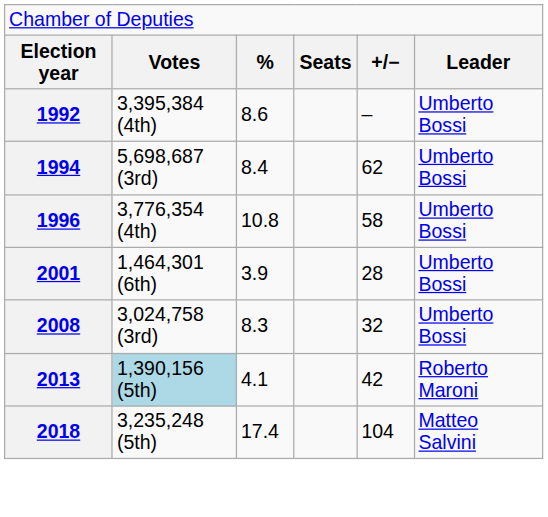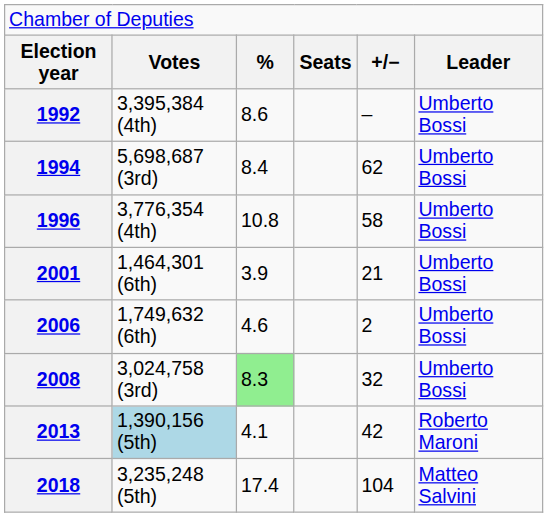(385, 274) 28 -> (385, 274) 21
+ row: (59, 326)
(255, 326) no background -> (255, 379) lightgreen background
